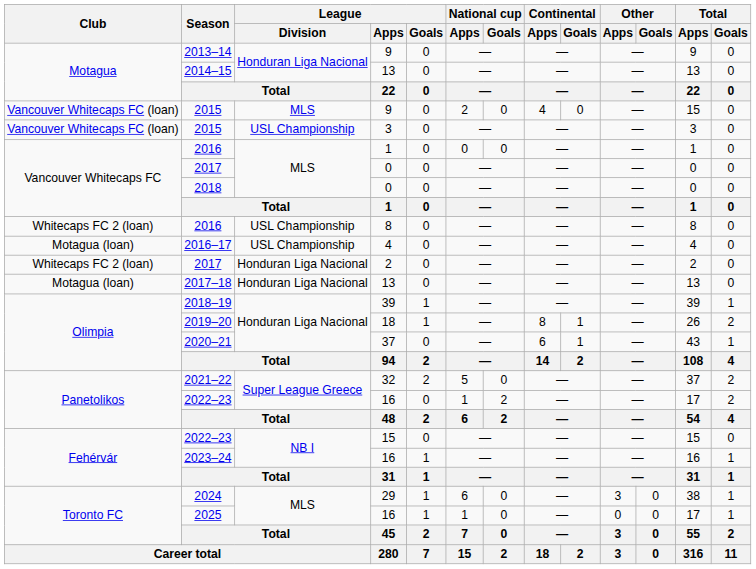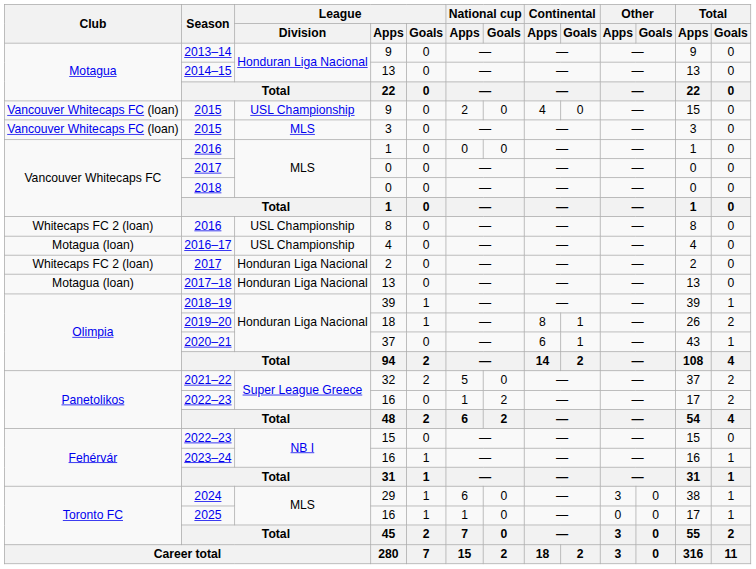(302, 110) MLS -> (302, 110) USL Championship
(302, 129) USL Championship -> (302, 129) MLS
